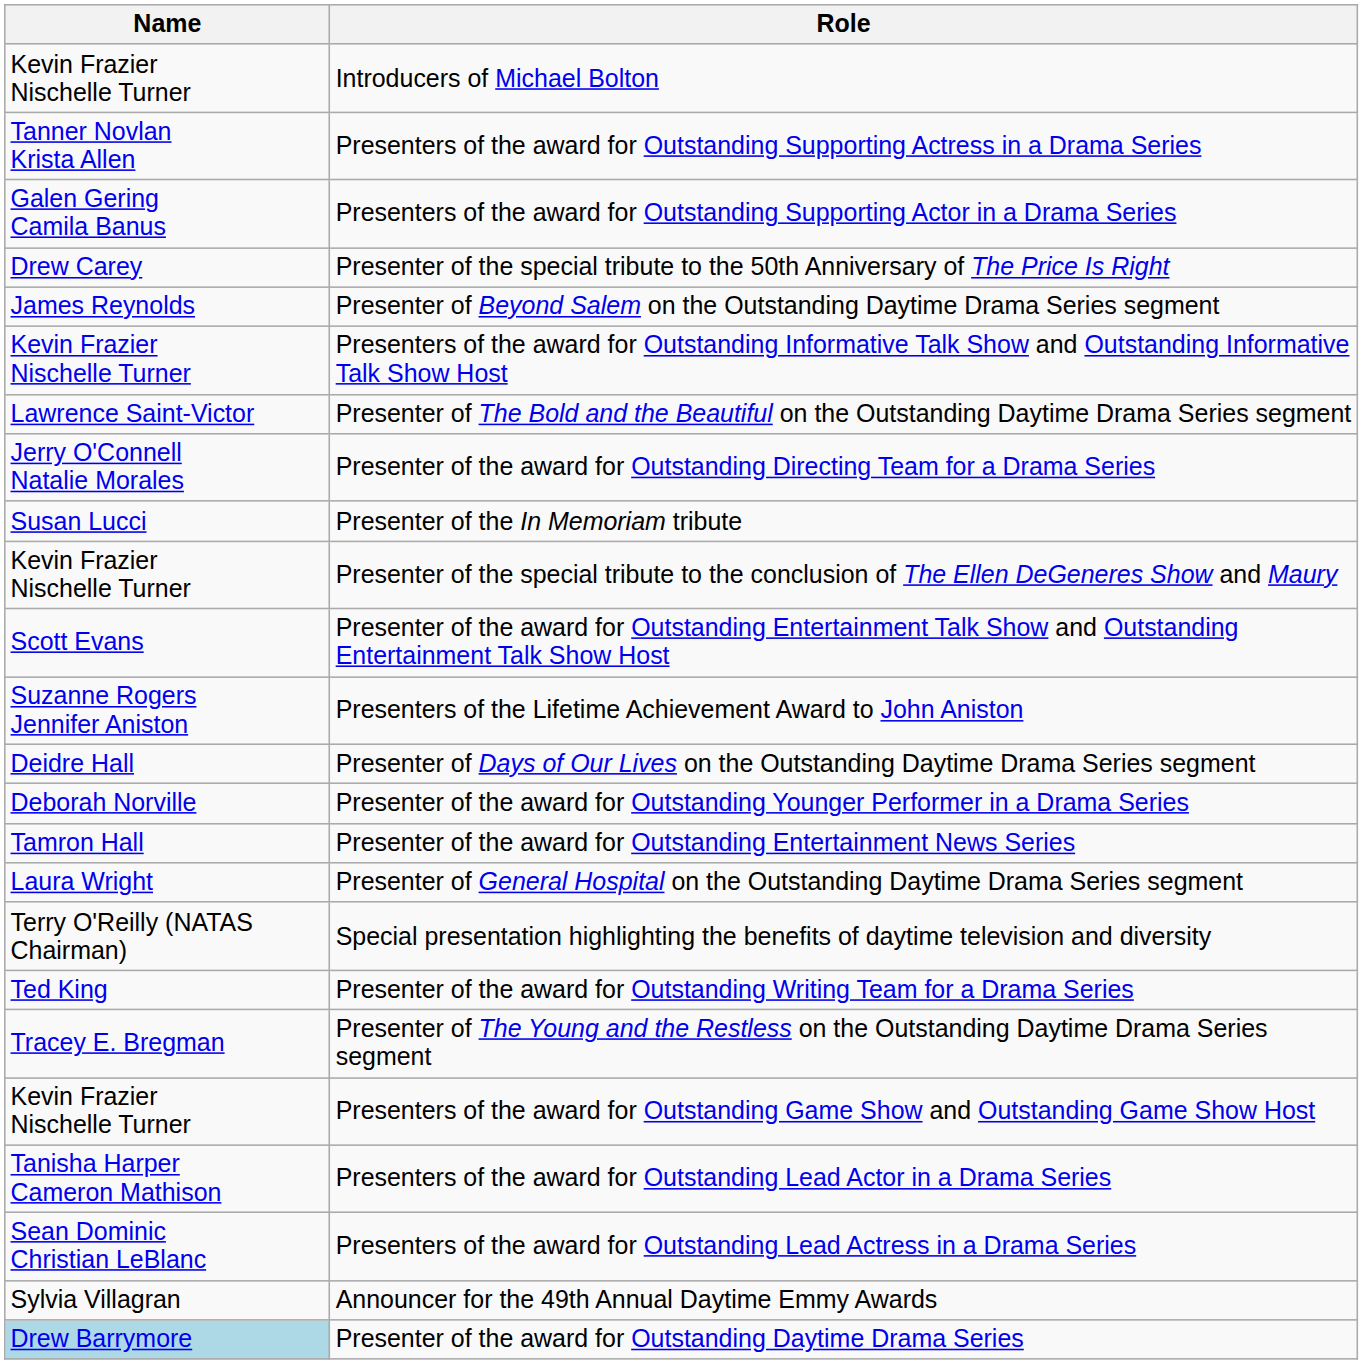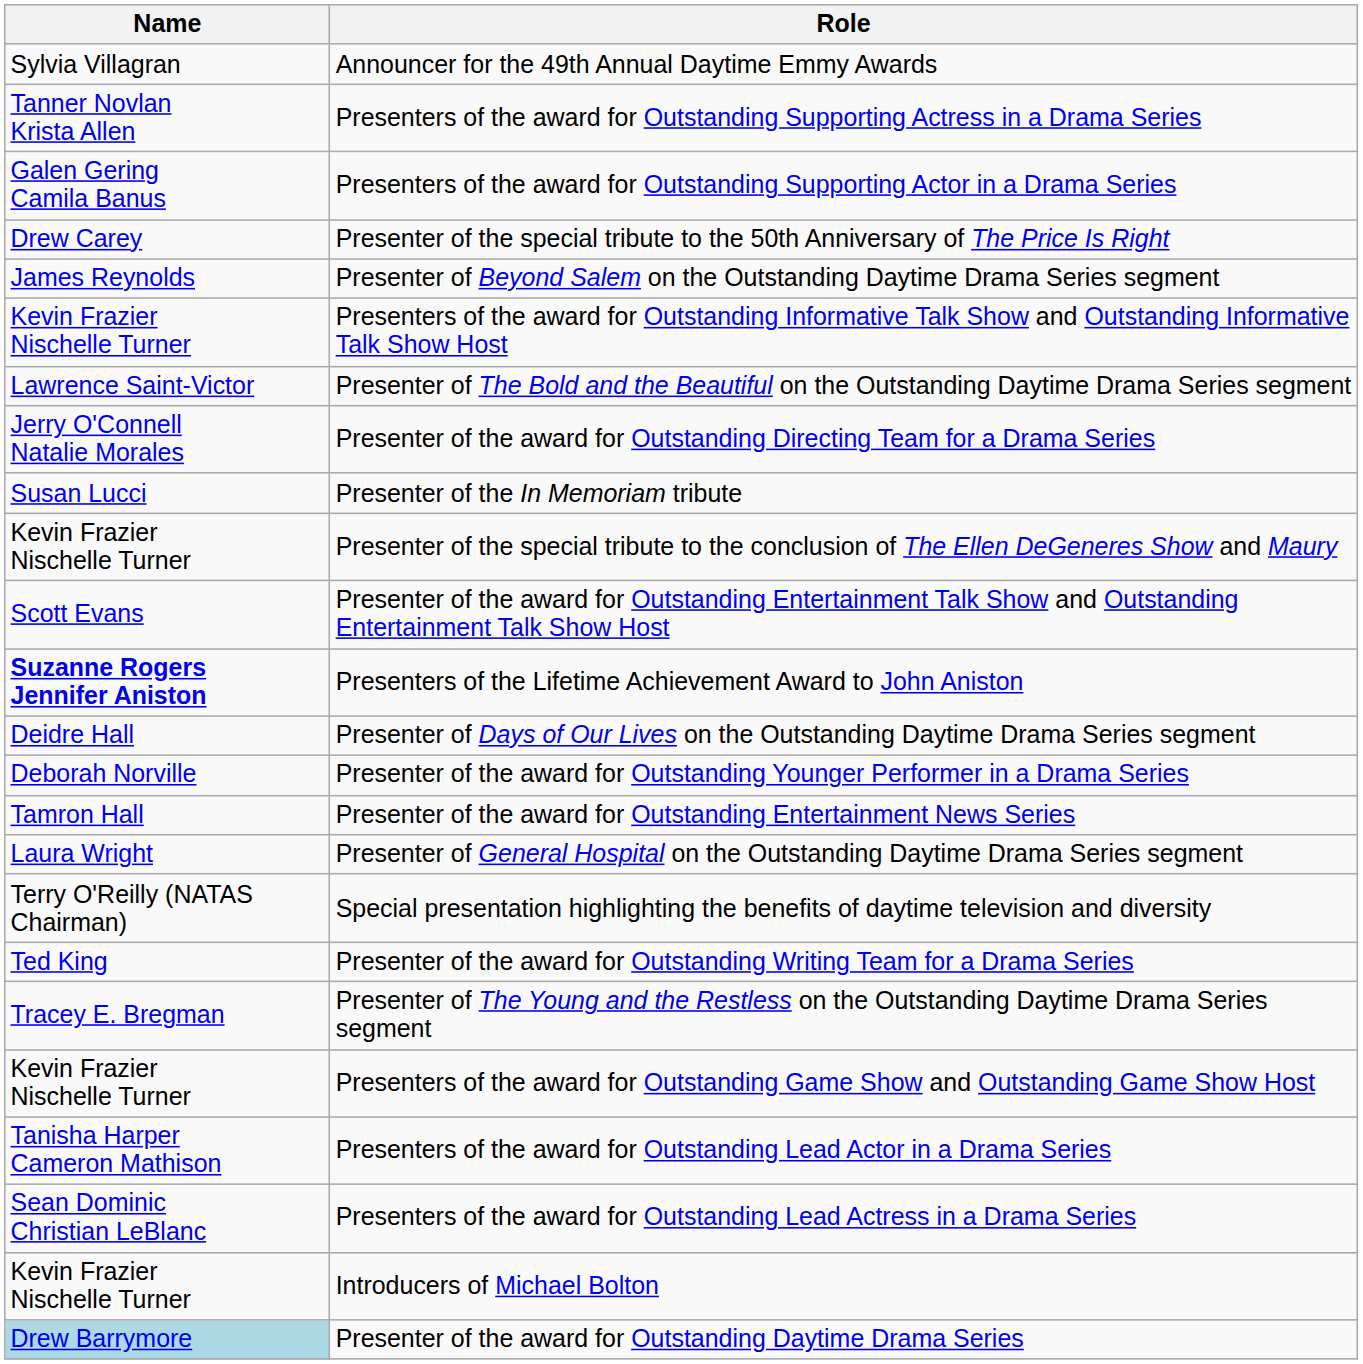rows swapped: (637, 1299) <-> (497, 77)
(103, 709) normal -> (109, 681) bold
